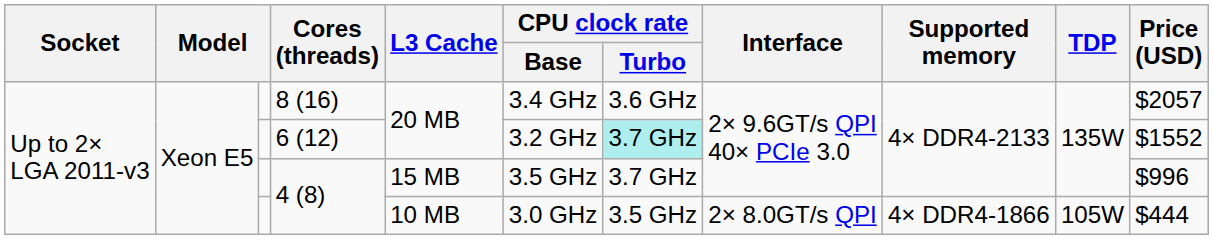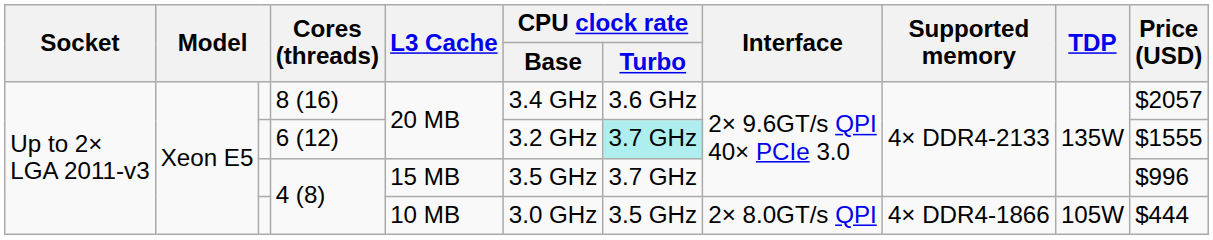(1169, 138) $1552 -> (1169, 138) $1555
